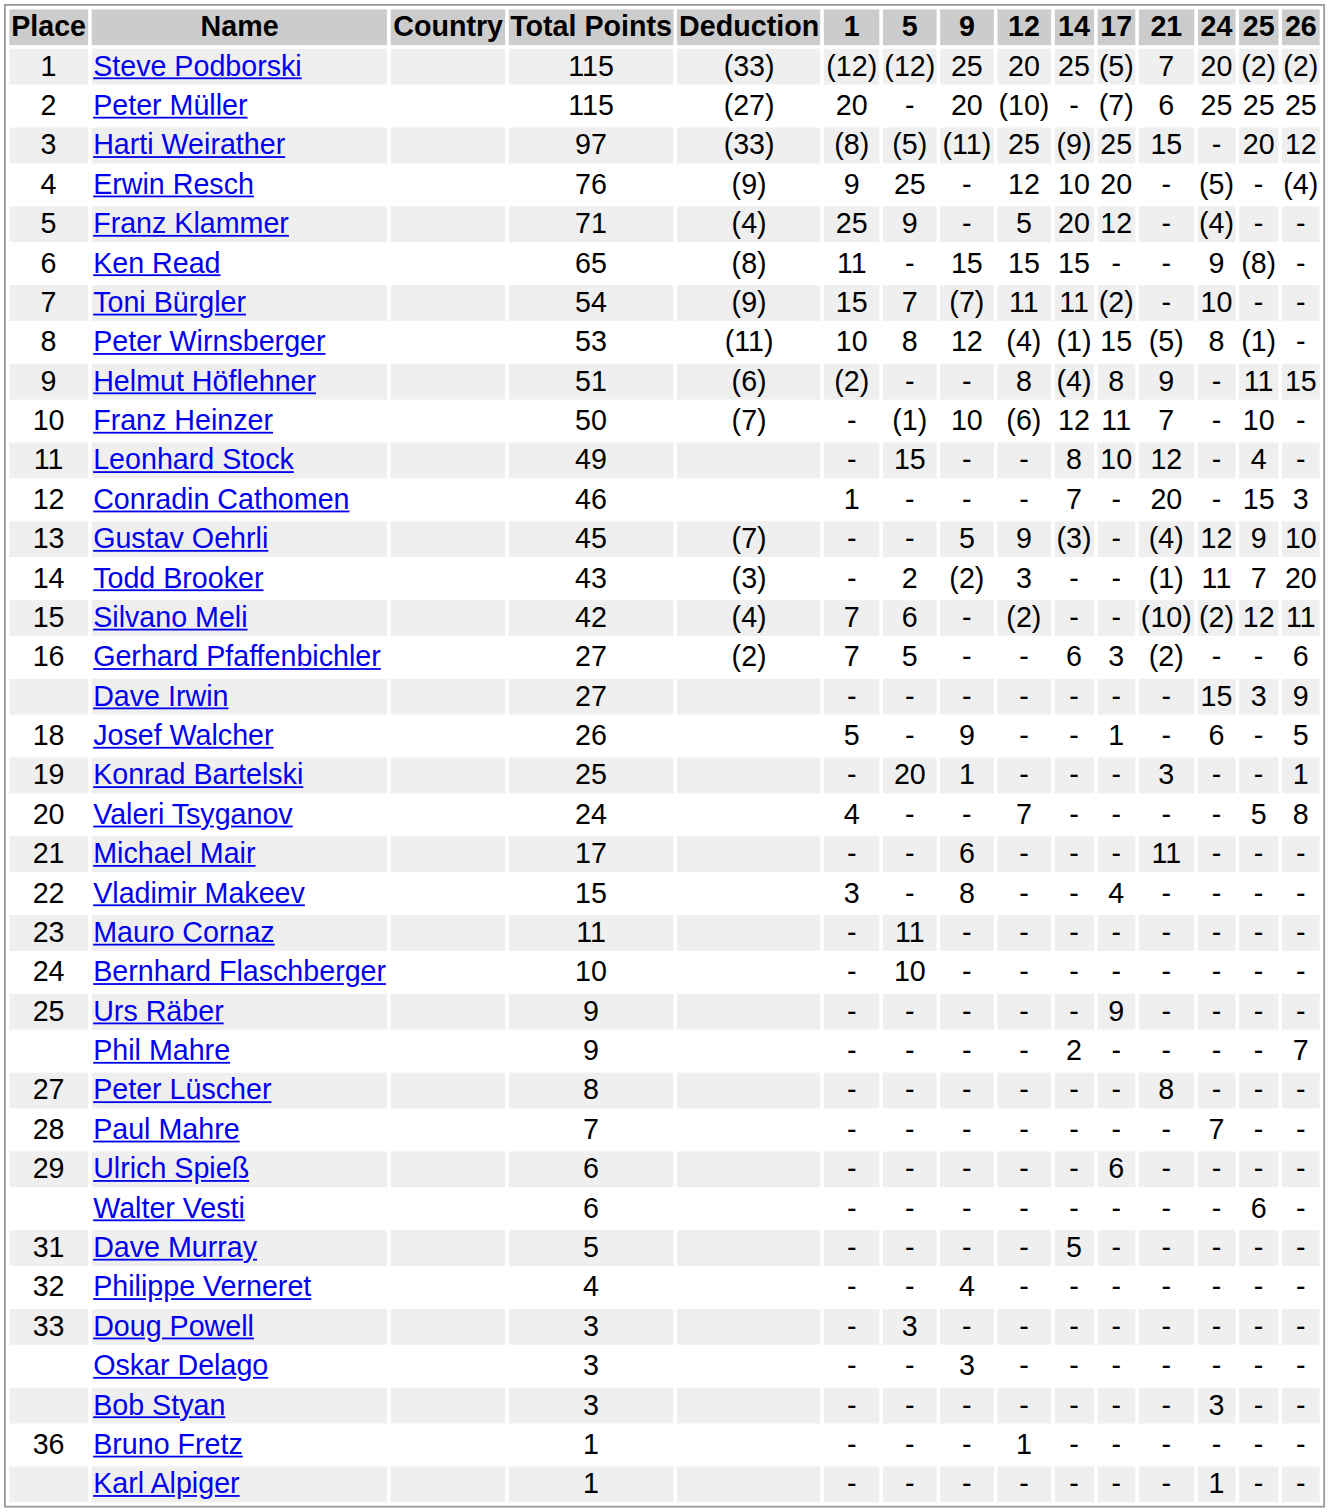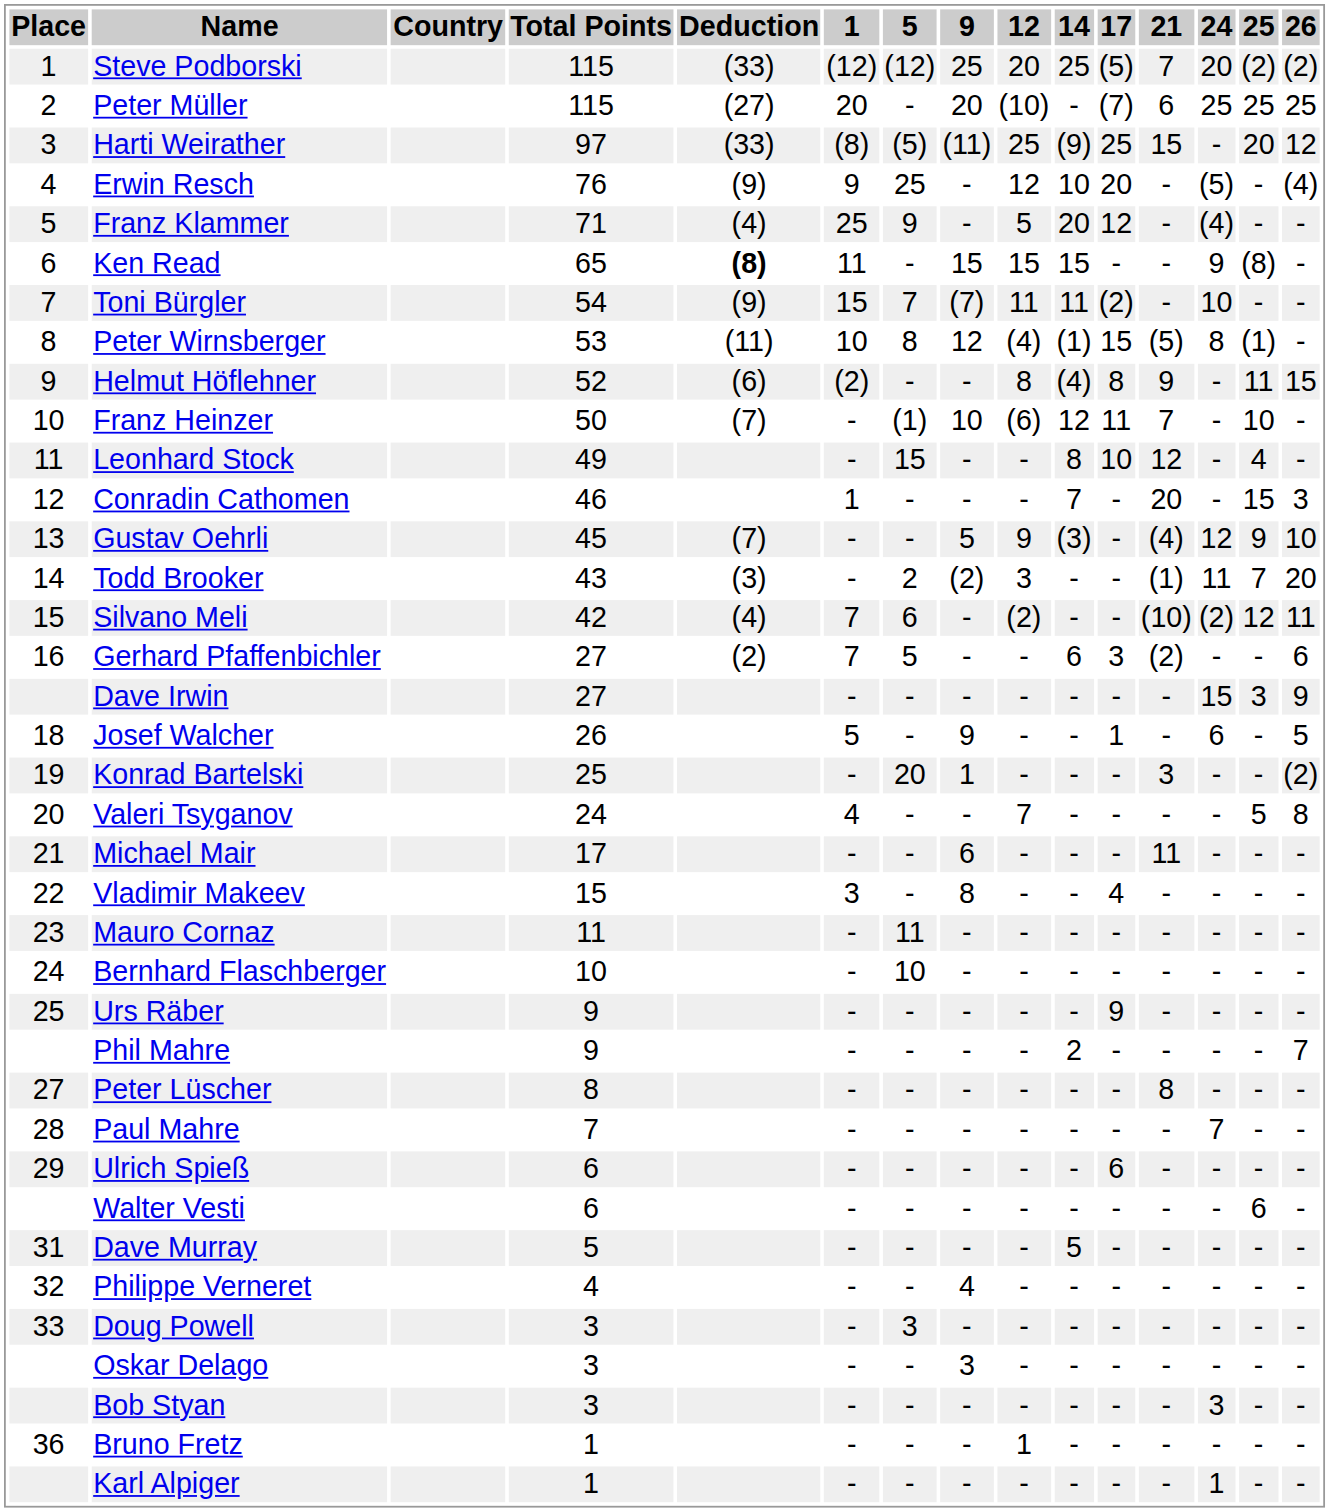(749, 263) normal -> (749, 263) bold
(591, 381) 51 -> (591, 381) 52
(1301, 775) 1 -> (1301, 775) (2)
